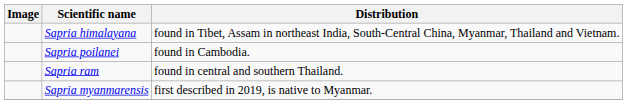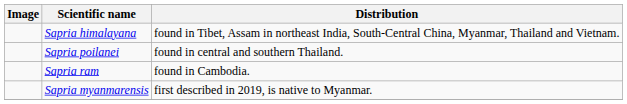(202, 52) found in Cambodia. -> (249, 52) found in central and southern Thailand.
(249, 71) found in central and southern Thailand. -> (202, 71) found in Cambodia.
